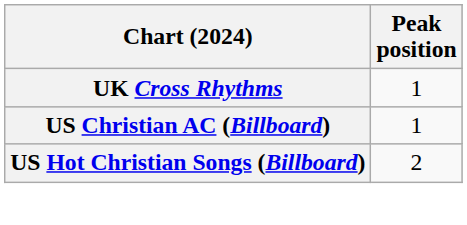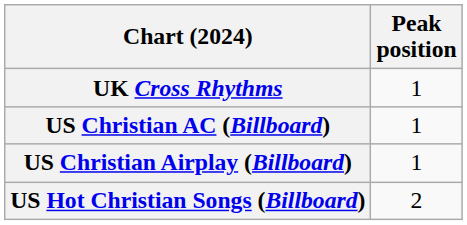+ row: (188, 162)
